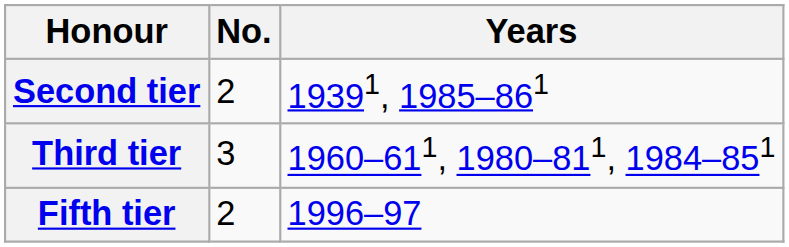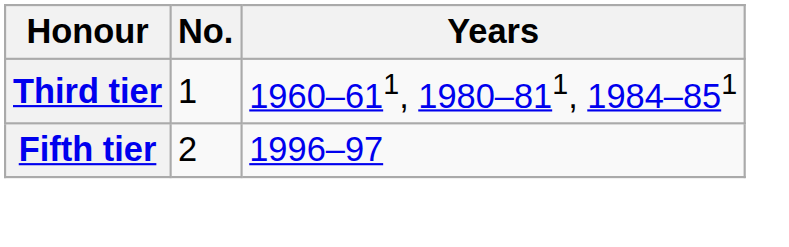- row: (107, 90)
(226, 154) 3 -> (188, 90) 1
